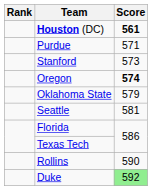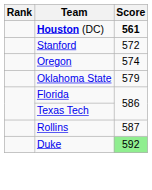- row: (54, 45)
(131, 62) 573 -> (131, 45) 572
(131, 78) bold -> (131, 62) normal
- row: (53, 111)
(131, 161) 590 -> (131, 128) 587
